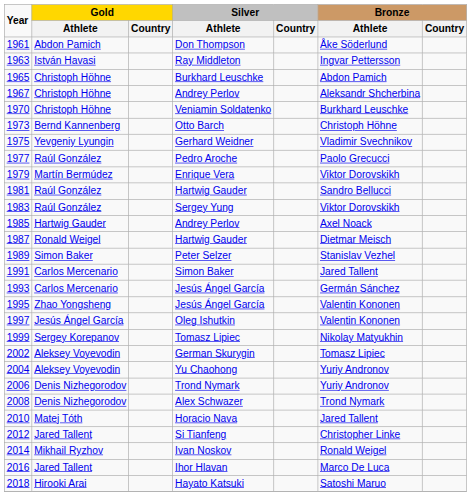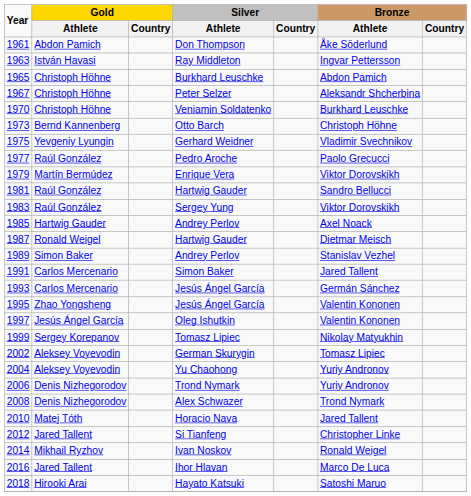(207, 93) Andrey Perlov -> (203, 93) Peter Selzer
(203, 256) Peter Selzer -> (207, 256) Andrey Perlov
